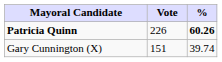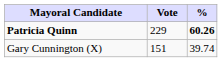(158, 30) 226 -> (158, 30) 229
